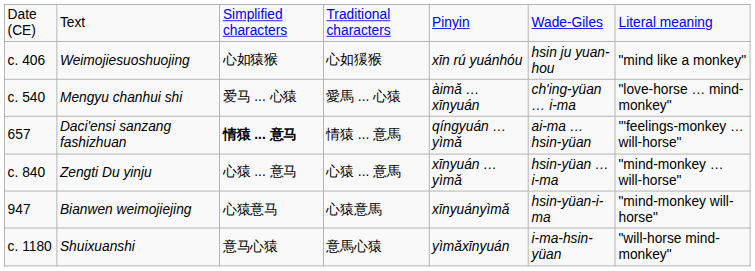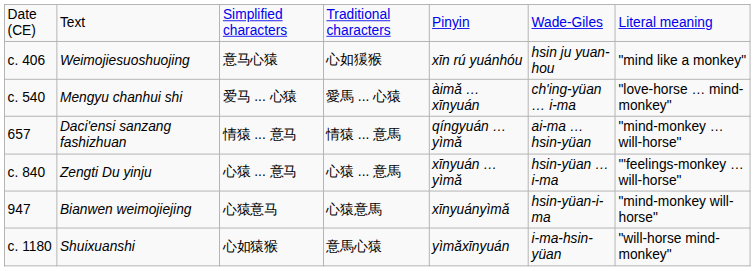(250, 60) 心如猿猴 -> (250, 60) 意马心猿
(260, 134) bold -> (260, 134) normal
(681, 135) '"feelings-monkey … will-horse" -> (671, 135) "mind-monkey … will-horse"
(671, 172) "mind-monkey … will-horse" -> (681, 172) '"feelings-monkey … will-horse"
(250, 246) 意马心猿 -> (250, 246) 心如猿猴
